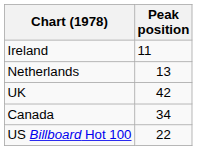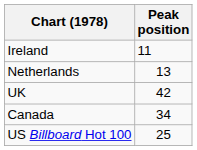(163, 135) 22 -> (163, 135) 25
